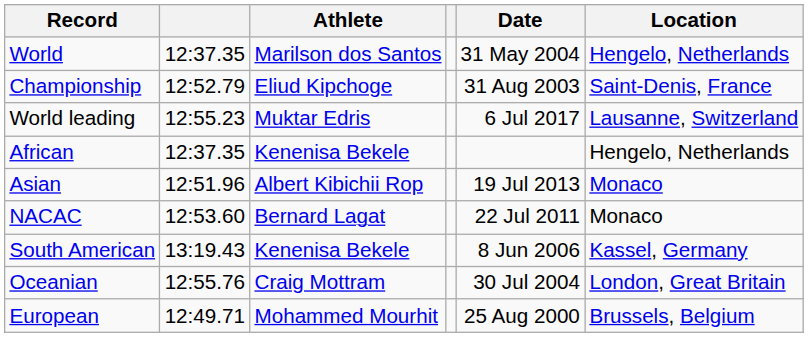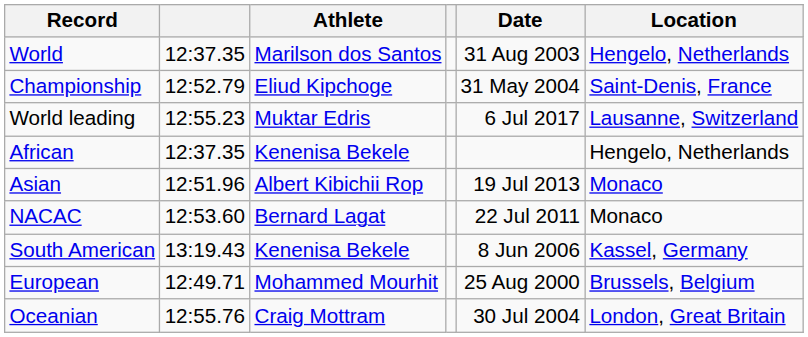(520, 53) 31 May 2004 -> (522, 53) 31 Aug 2003
(522, 86) 31 Aug 2003 -> (520, 86) 31 May 2004
rows swapped: (54, 315) <-> (54, 282)
